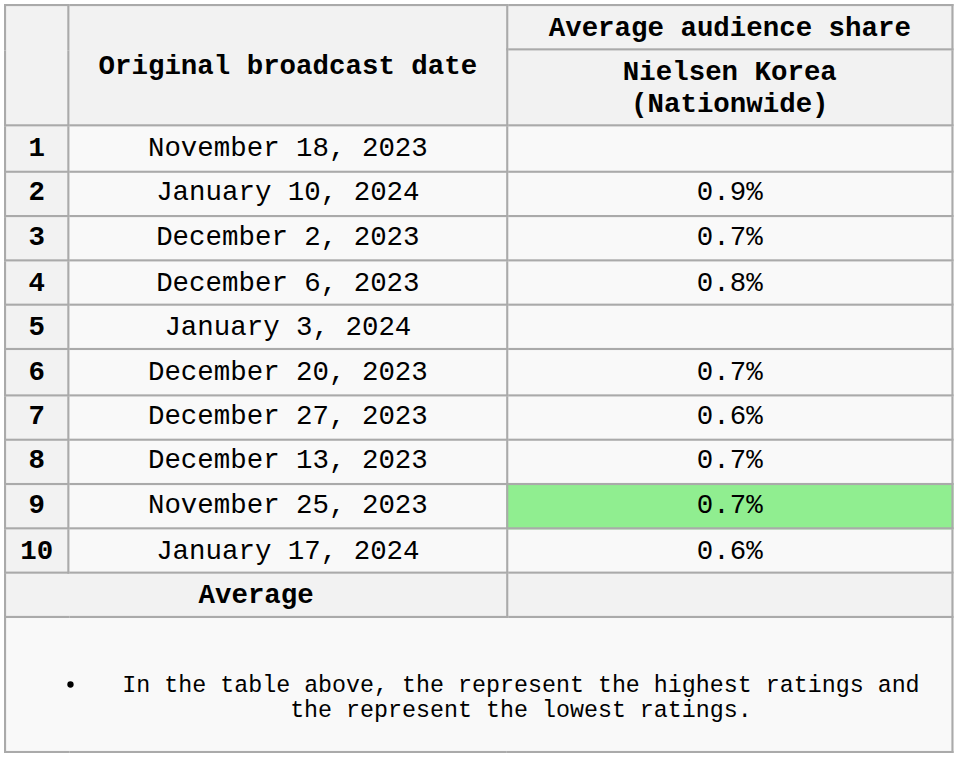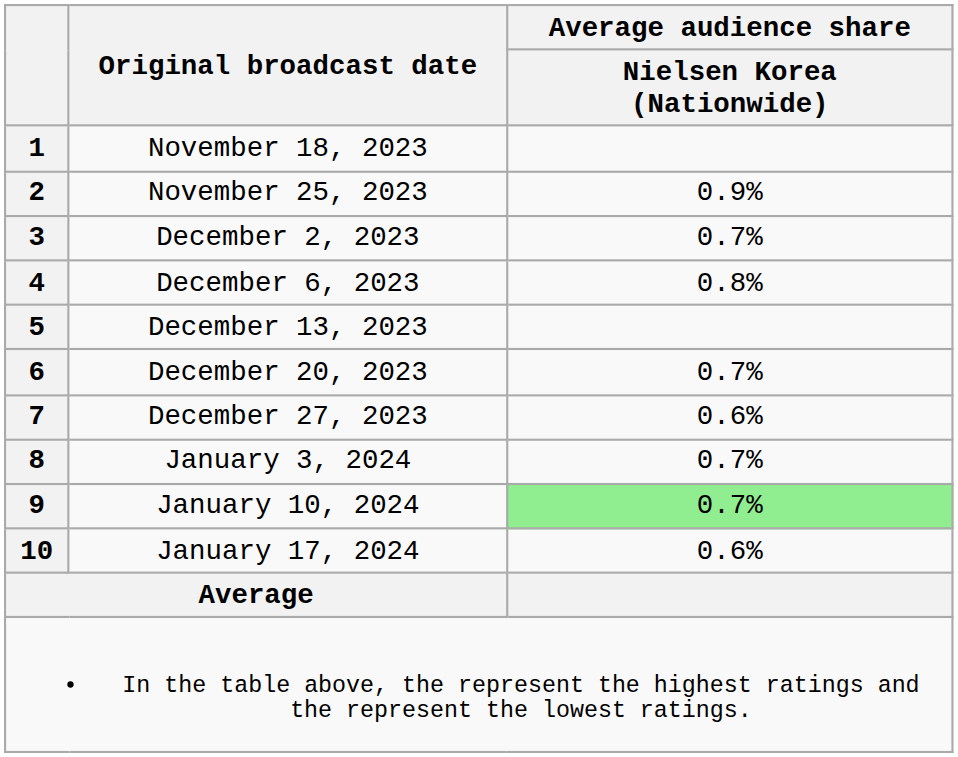(288, 193) January 10, 2024 -> (288, 193) November 25, 2023
(288, 327) January 3, 2024 -> (288, 327) December 13, 2023
(288, 461) December 13, 2023 -> (288, 461) January 3, 2024
(288, 506) November 25, 2023 -> (288, 506) January 10, 2024
